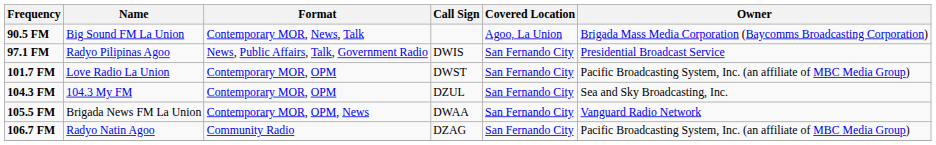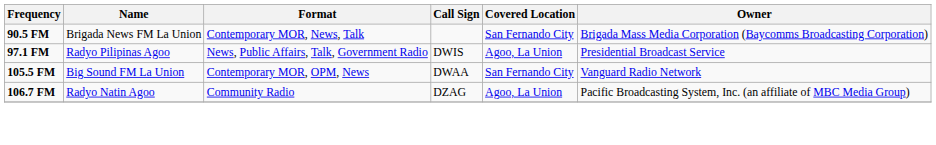(125, 34) Big Sound FM La Union -> (134, 34) Brigada News FM La Union
(524, 34) Agoo, La Union -> (529, 34) San Fernando City
(529, 53) San Fernando City -> (524, 53) Agoo, La Union
- row: (31, 73)
- row: (31, 92)
(134, 112) Brigada News FM La Union -> (125, 73) Big Sound FM La Union
(529, 131) San Fernando City -> (524, 92) Agoo, La Union
